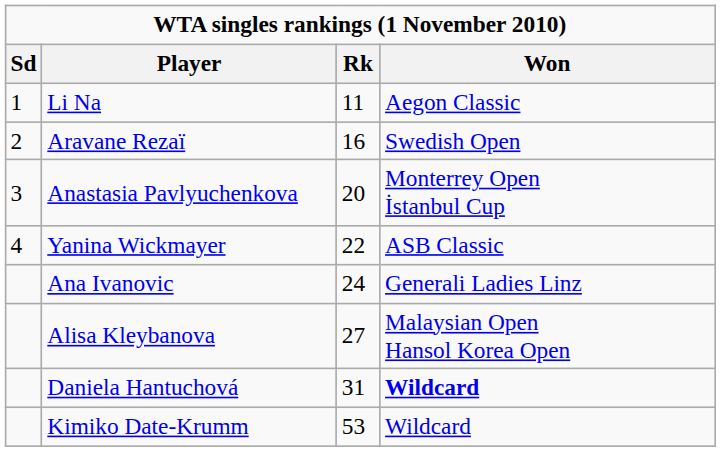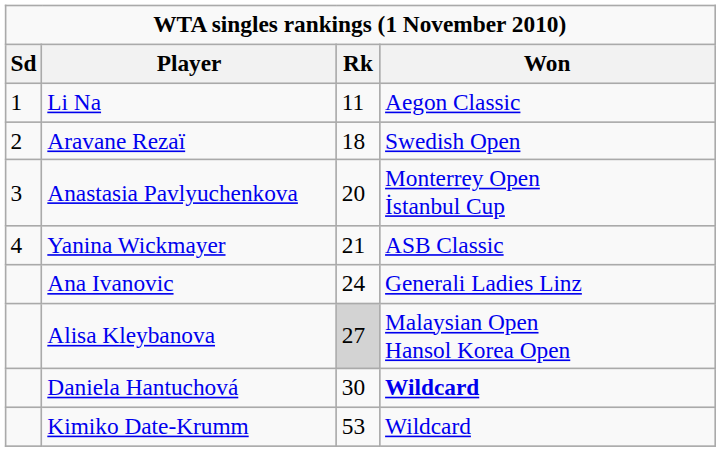(353, 140) 16 -> (353, 140) 18
(353, 244) 22 -> (353, 244) 21
(353, 335) no background -> (353, 335) lightgrey background
(353, 387) 31 -> (353, 387) 30
